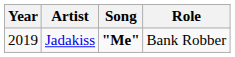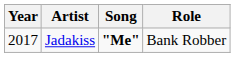(23, 40) 2019 -> (23, 40) 2017
